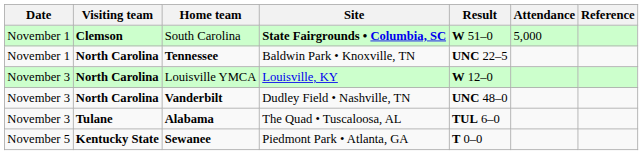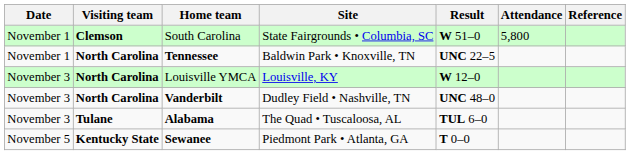(354, 35) bold -> (348, 35) normal
(528, 35) 5,000 -> (515, 35) 5,800
